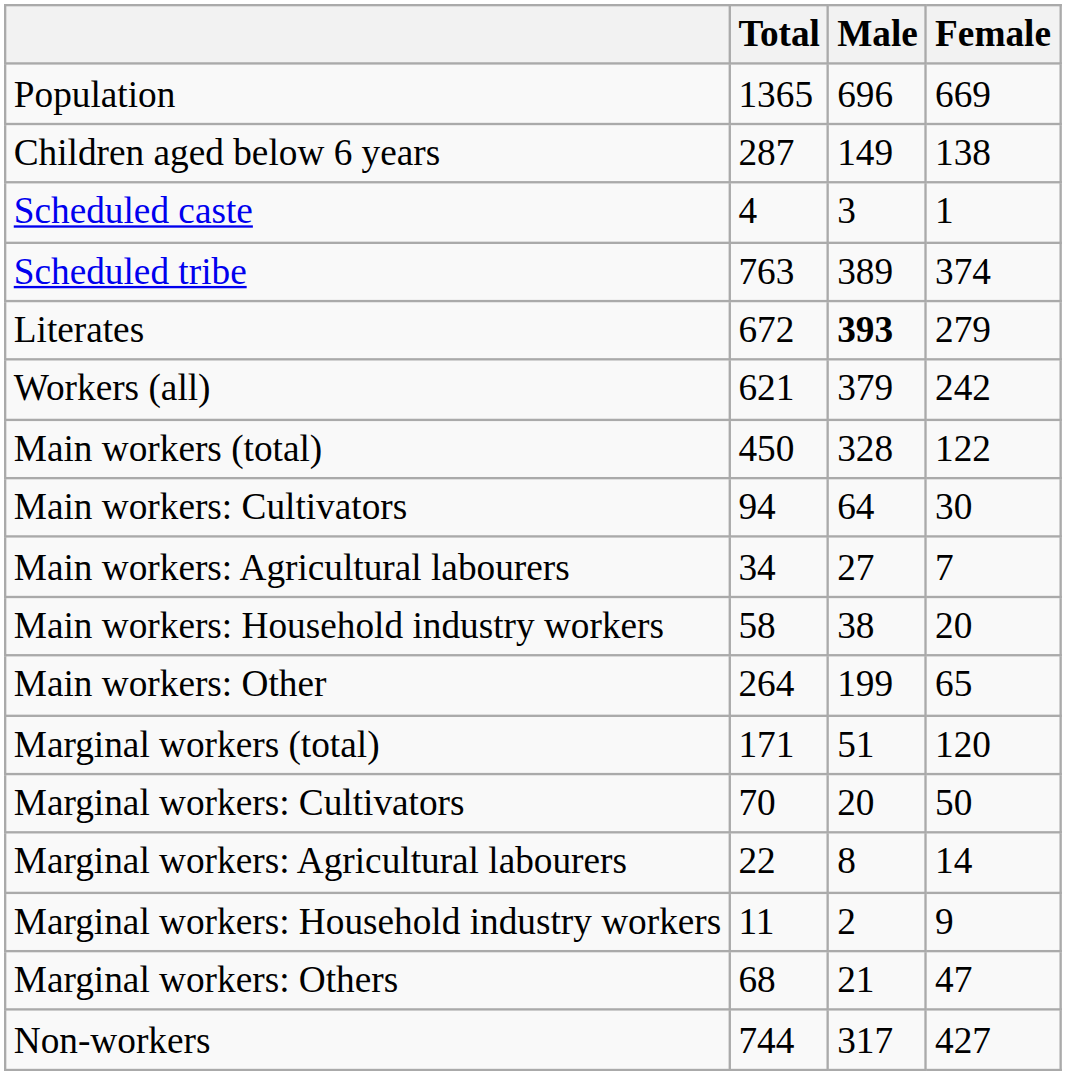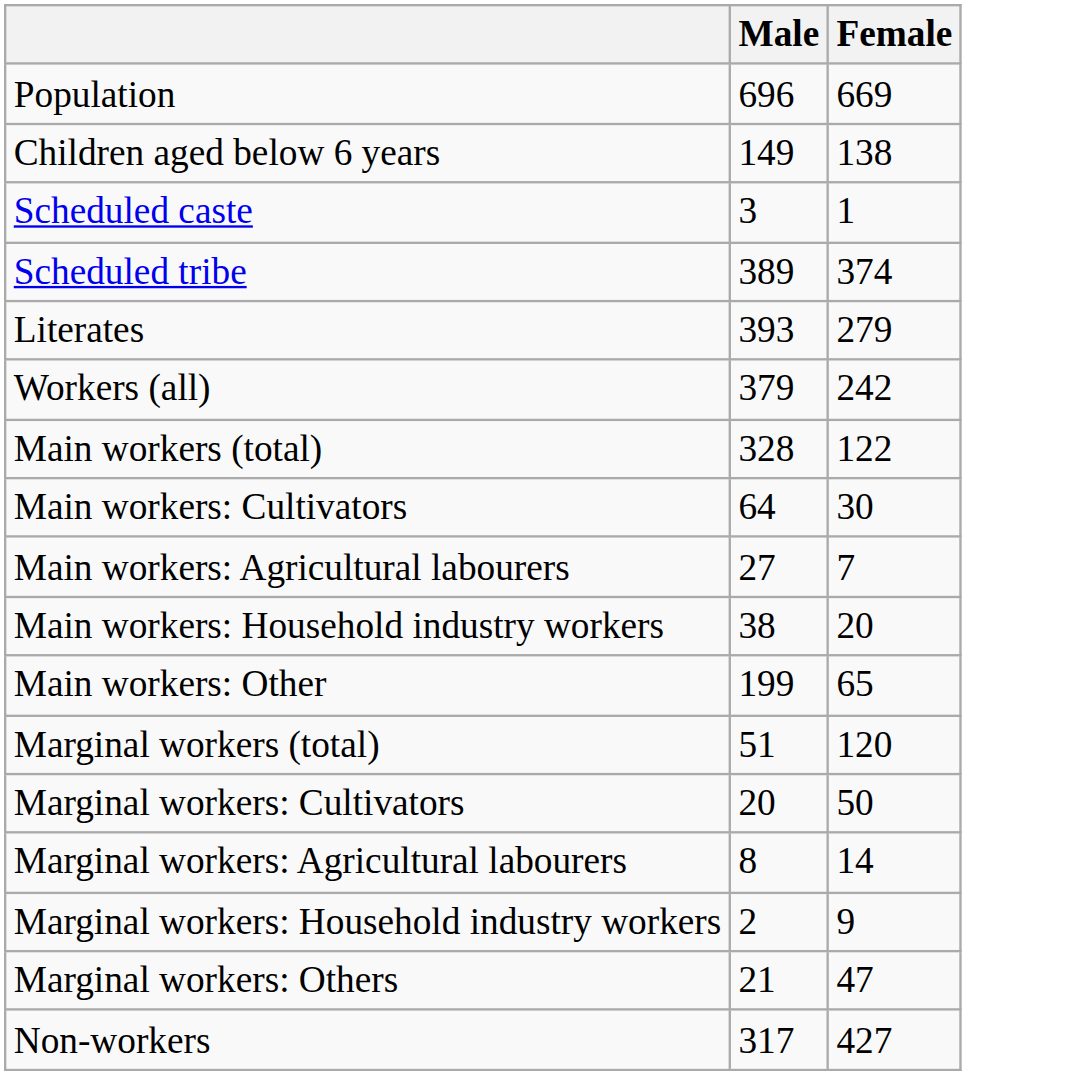- column: (779, 34)
(865, 329) bold -> (766, 329) normal
